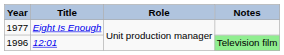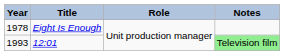(17, 28) 1977 -> (17, 28) 1978
(17, 43) 1996 -> (17, 43) 1993
